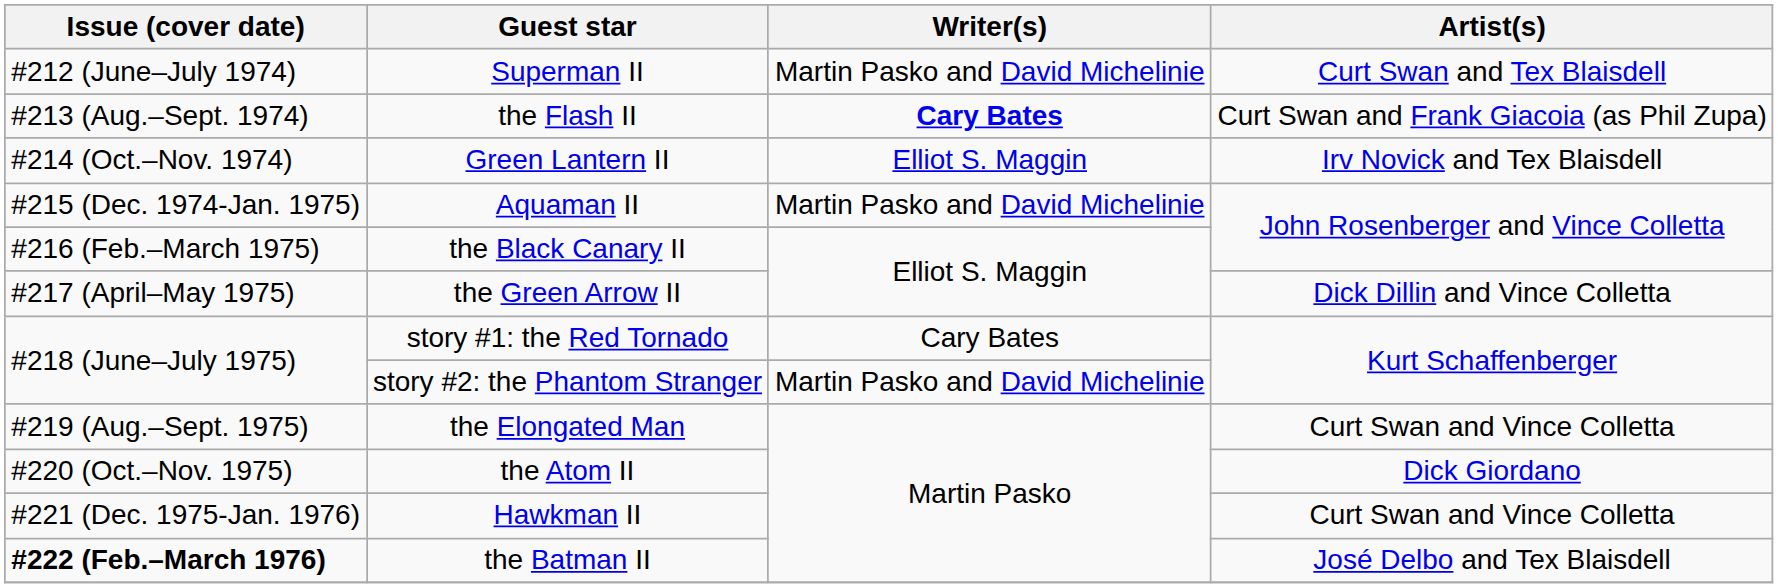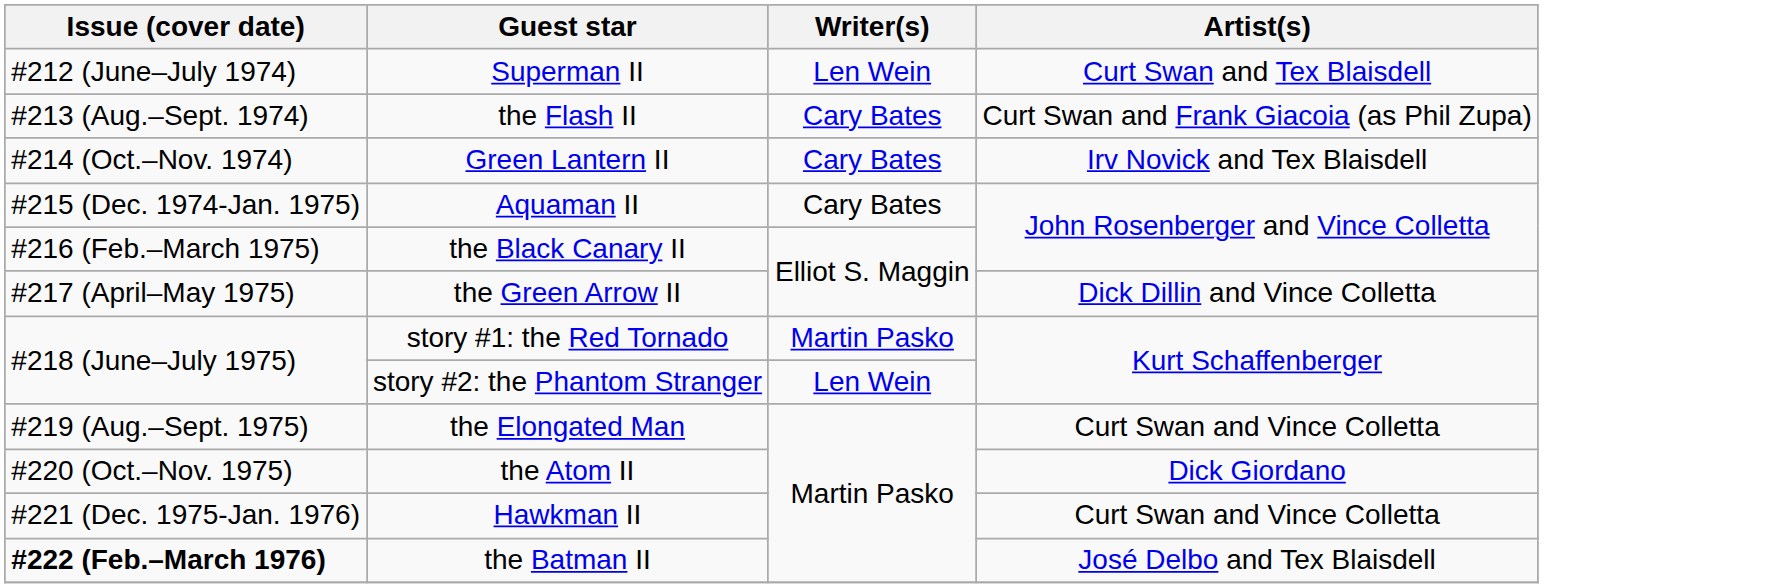(990, 71) Martin Pasko and David Michelinie -> (872, 71) Len Wein
(990, 115) bold -> (872, 115) normal
(990, 159) Elliot S. Maggin -> (872, 159) Cary Bates
(990, 204) Martin Pasko and David Michelinie -> (872, 204) Cary Bates
(990, 337) Cary Bates -> (872, 337) Martin Pasko
(990, 381) Martin Pasko and David Michelinie -> (872, 381) Len Wein
